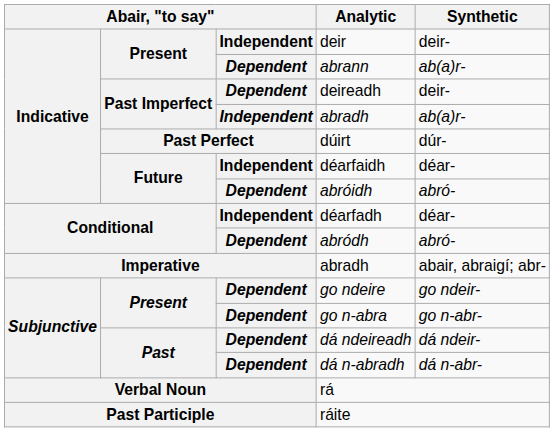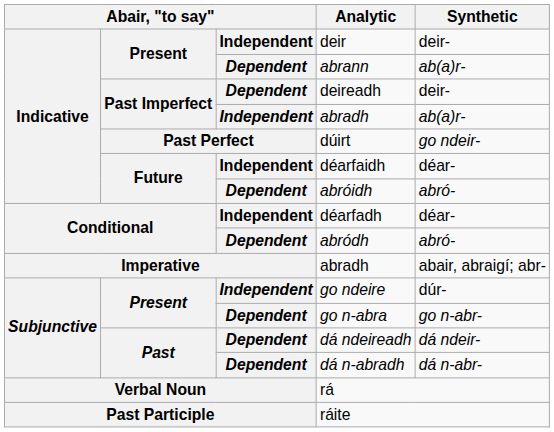(433, 141) dúr- -> (450, 141) go ndeir-
(266, 290) Dependent -> (266, 290) Independent
(450, 290) go ndeir- -> (433, 290) dúr-
